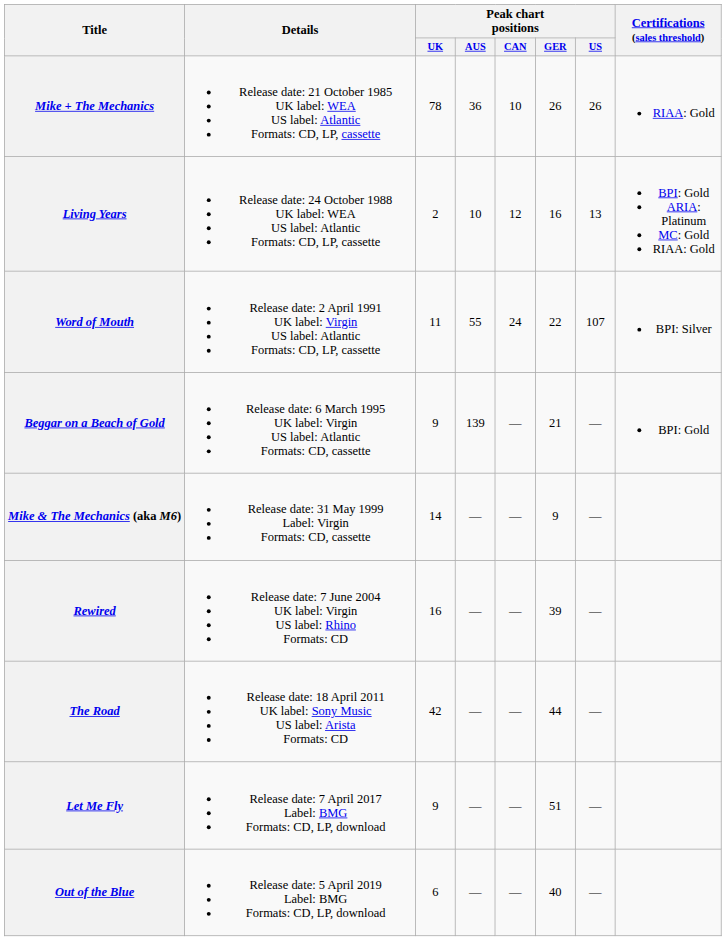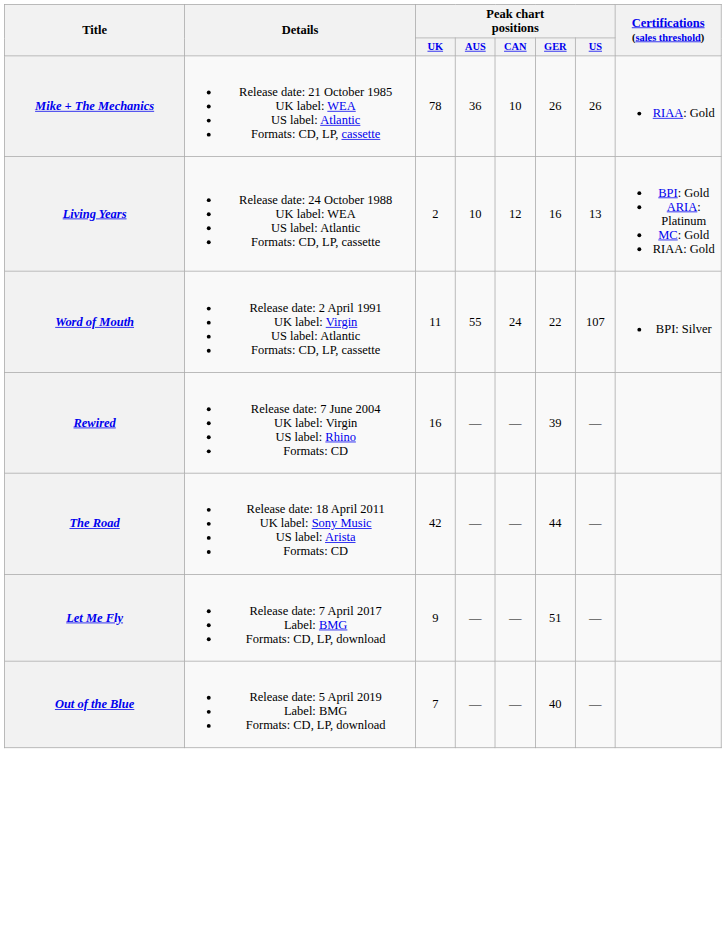- row: (95, 422)
- row: (95, 516)
(435, 892) 6 -> (435, 704) 7
